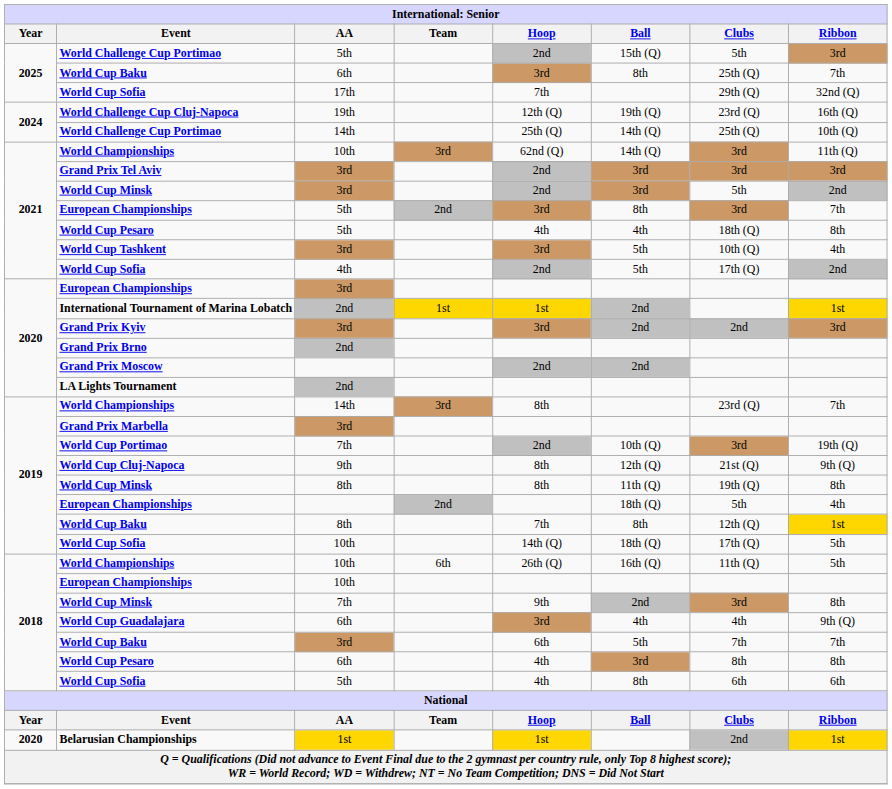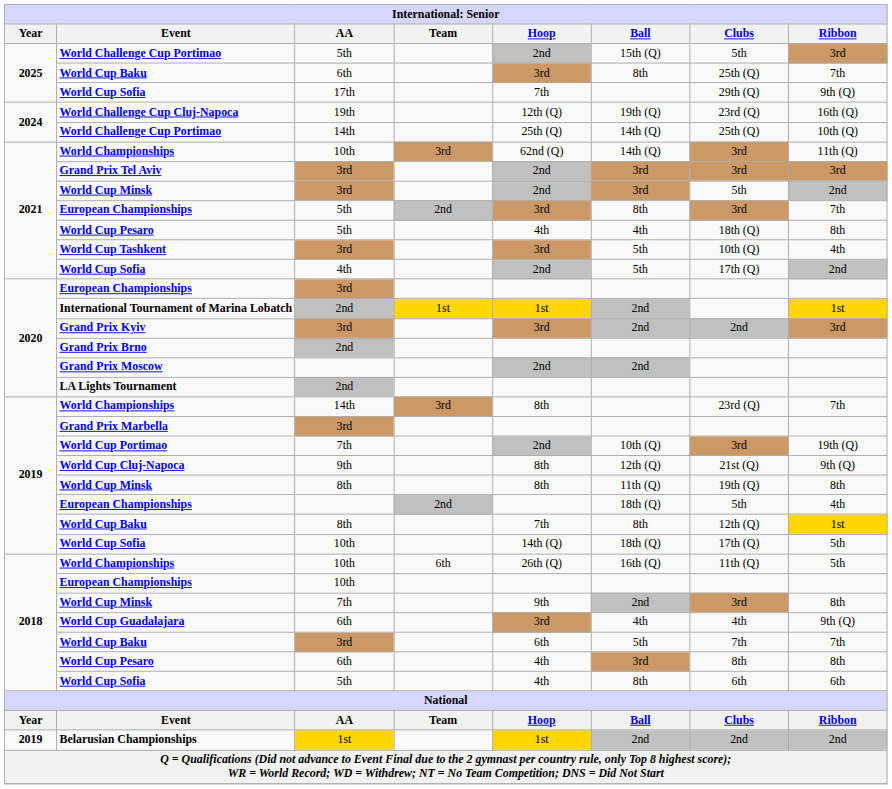(838, 92) 32nd (Q) -> (838, 92) 9th (Q)
- row: (31, 739)
+ row: (31, 739)
